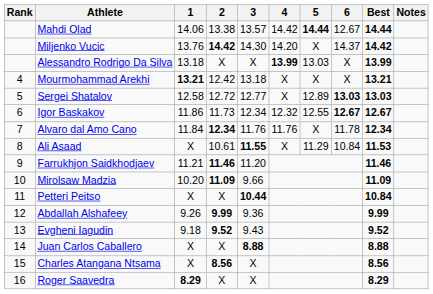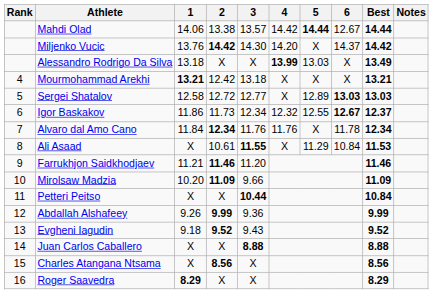(378, 63) 13.99 -> (378, 63) 13.49
(378, 113) 12.67 -> (378, 113) 12.37
